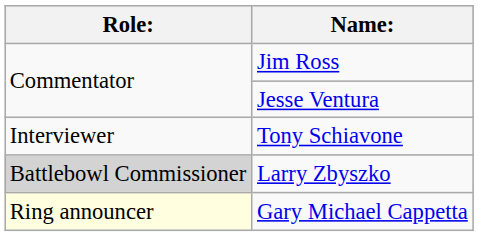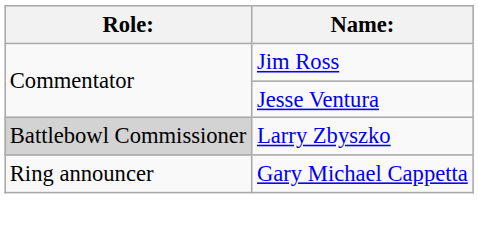- row: (330, 136)
(82, 210) lightyellow background -> (82, 173) no background
